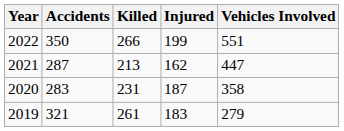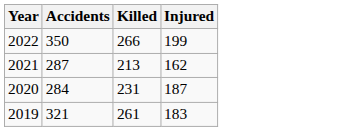- column: (278, 16)
(57, 89) 283 -> (57, 89) 284
